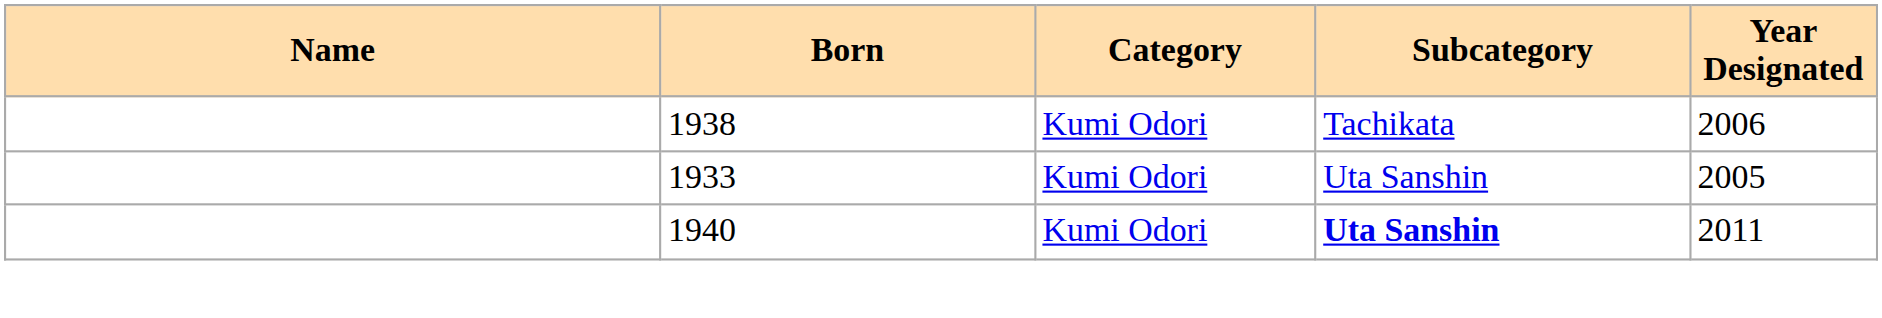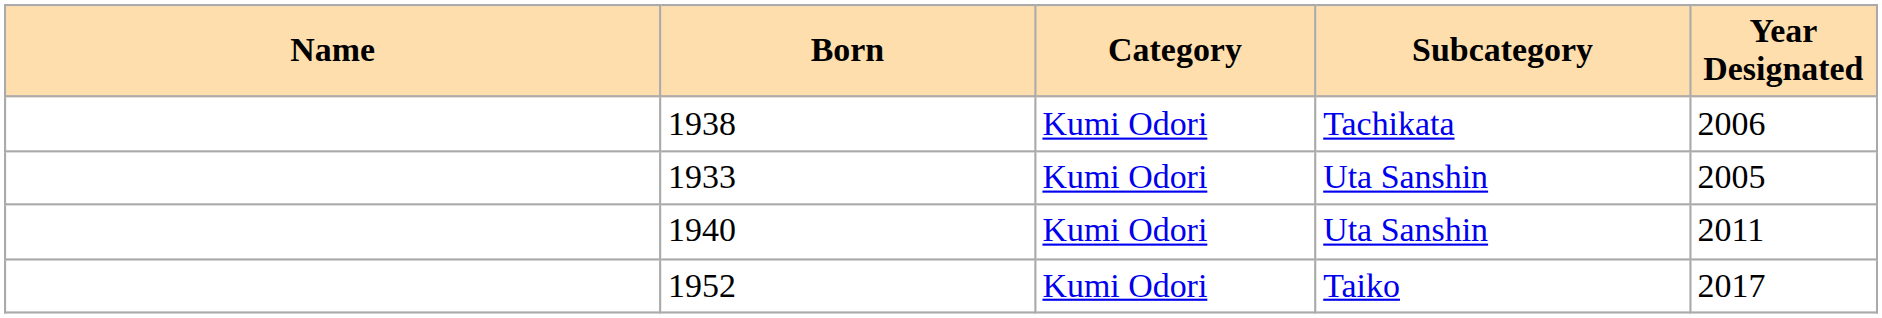(1411, 230) bold -> (1406, 230) normal
+ row: (702, 284)
